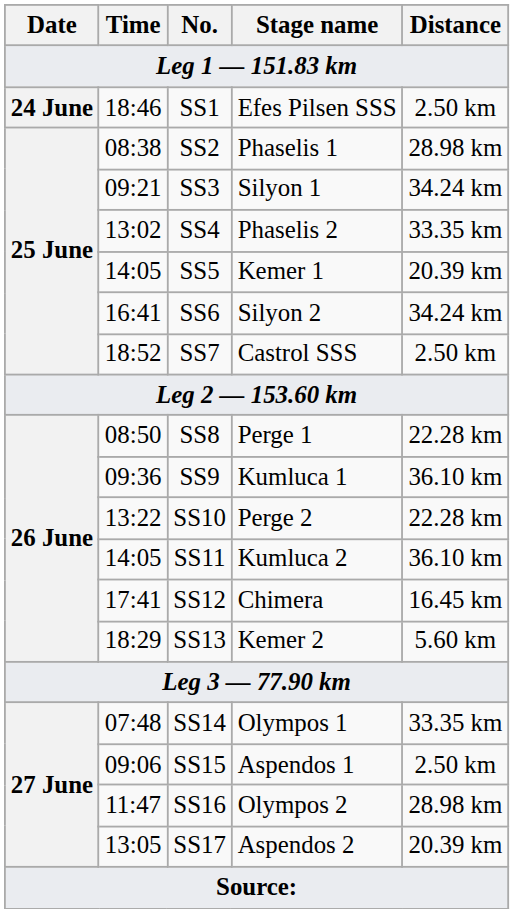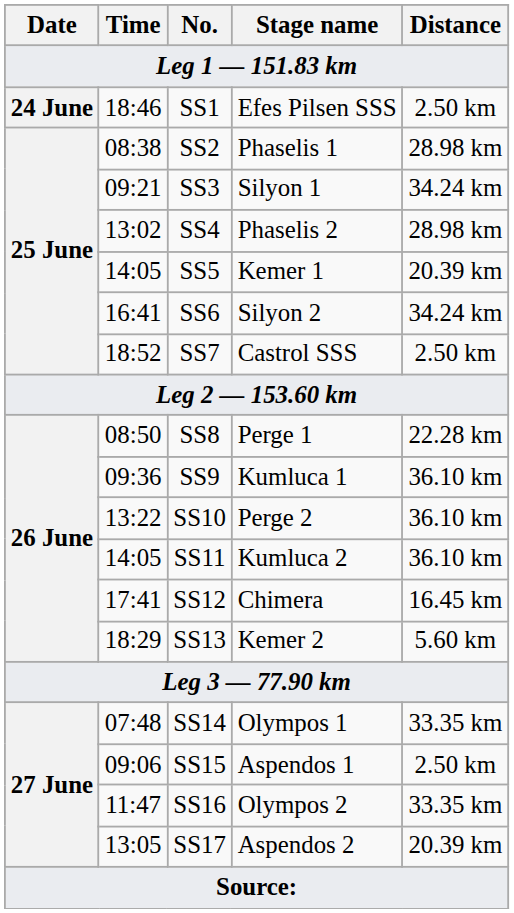(455, 229) 33.35 km -> (455, 229) 28.98 km
(455, 517) 22.28 km -> (455, 517) 36.10 km
(455, 804) 28.98 km -> (455, 804) 33.35 km
